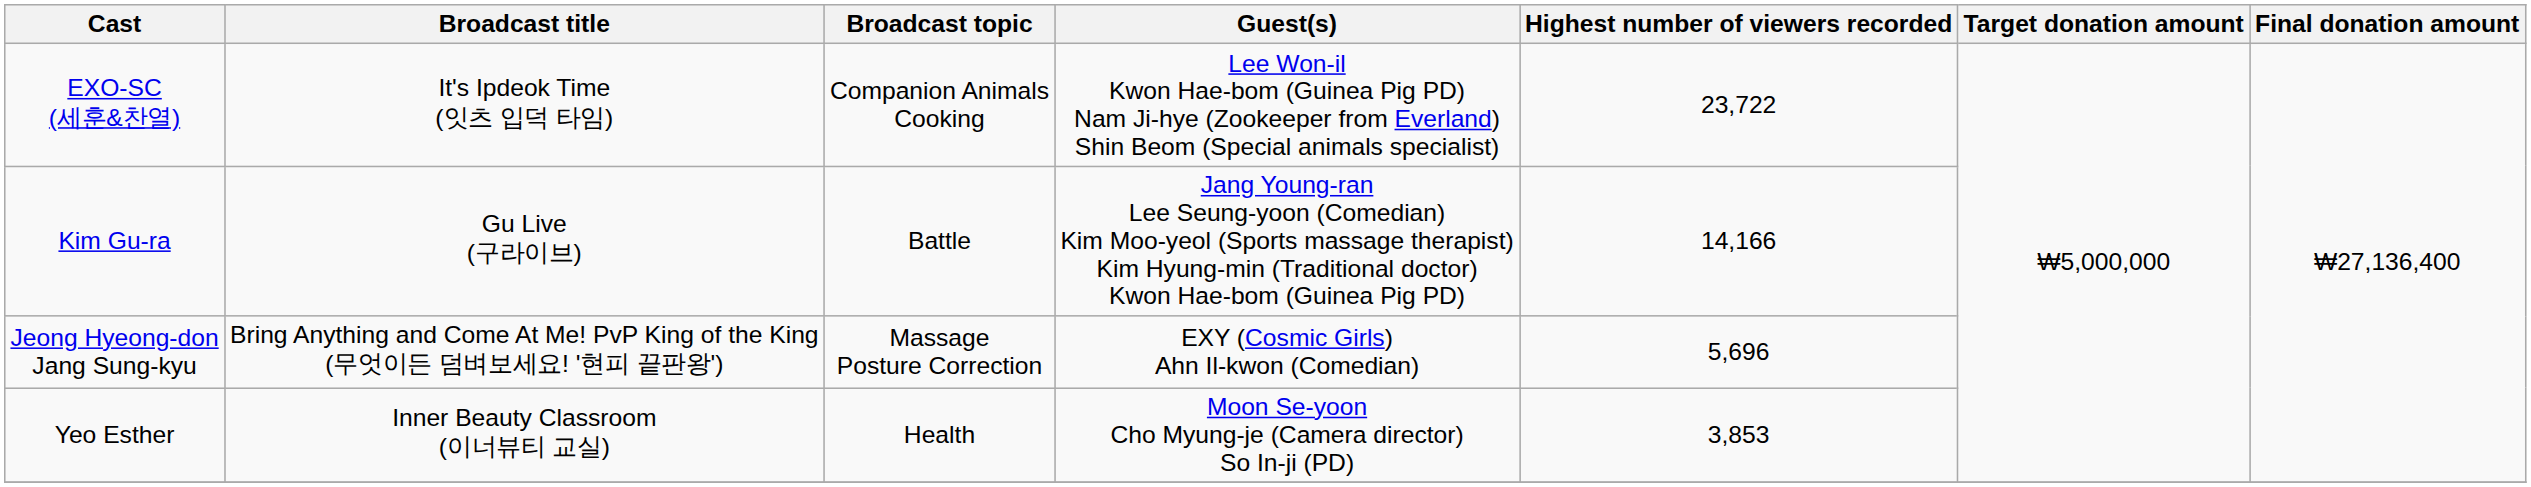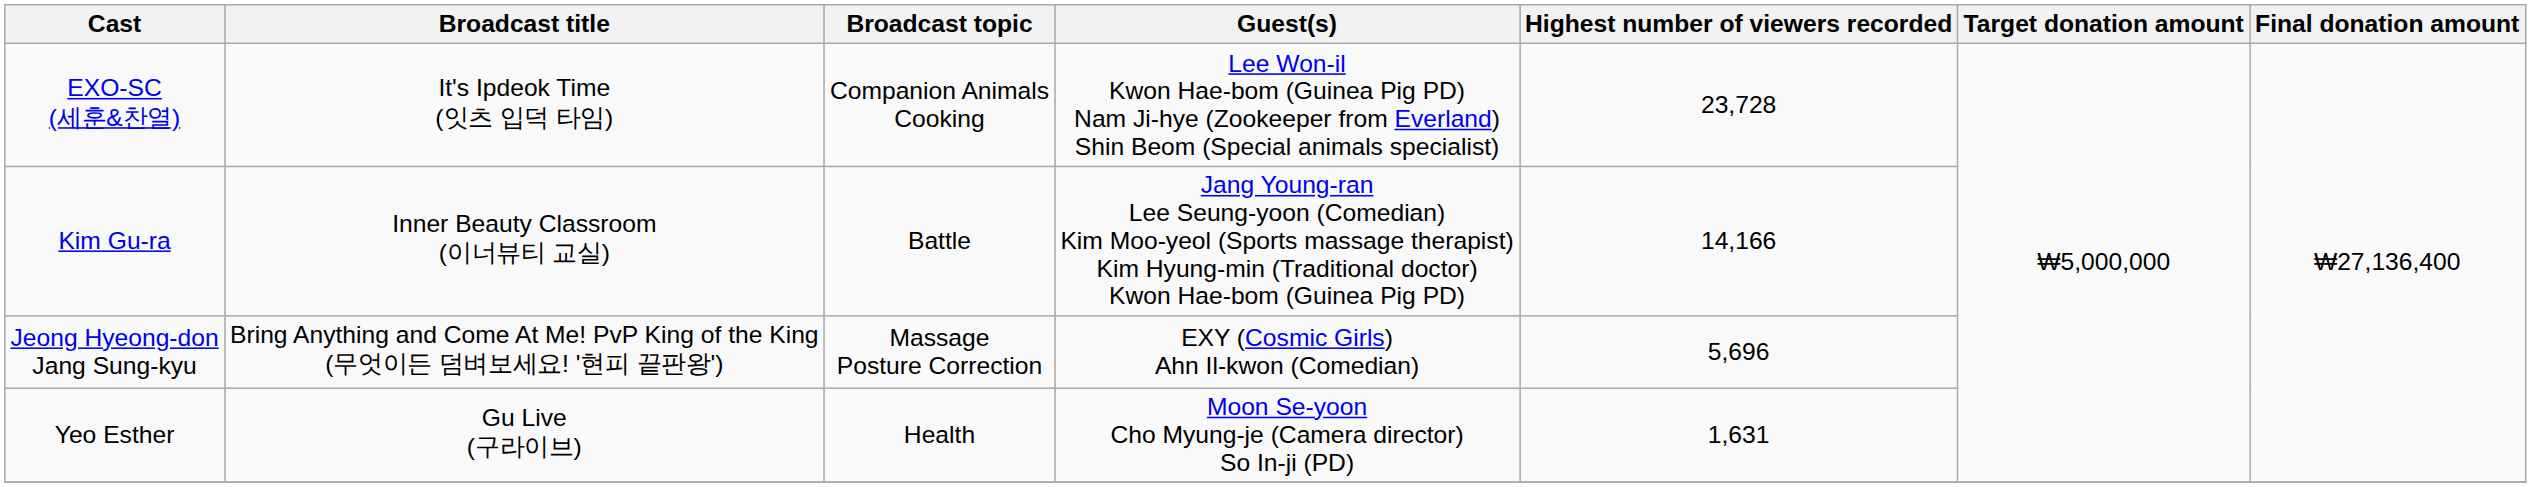(1739, 104) 23,722 -> (1739, 104) 23,728
(524, 239) Gu Live (구라이브) -> (524, 239) Inner Beauty Classroom (이너뷰티 교실)
(524, 432) Inner Beauty Classroom (이너뷰티 교실) -> (524, 432) Gu Live (구라이브)
(1739, 434) 3,853 -> (1739, 434) 1,631
